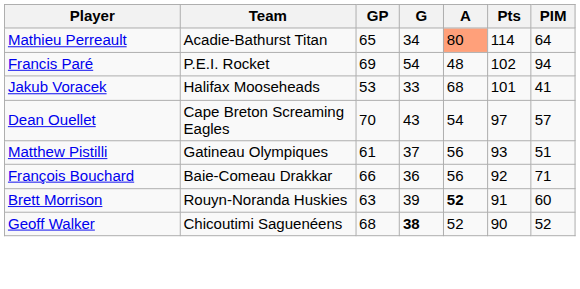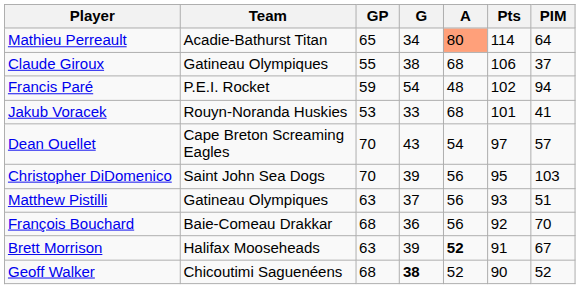+ row: (56, 64)
(367, 64) 69 -> (367, 87) 59
(252, 87) Halifax Mooseheads -> (265, 111) Rouyn-Noranda Huskies
+ row: (90, 176)
(367, 152) 61 -> (367, 200) 63
(367, 176) 66 -> (367, 224) 68
(543, 176) 71 -> (543, 224) 70
(265, 200) Rouyn-Noranda Huskies -> (252, 248) Halifax Mooseheads
(543, 200) 60 -> (543, 248) 67
